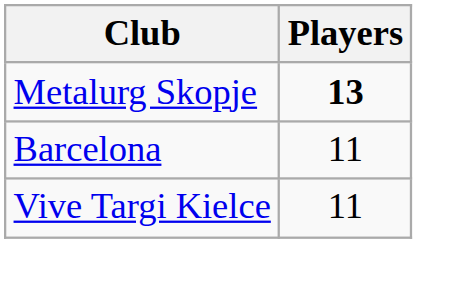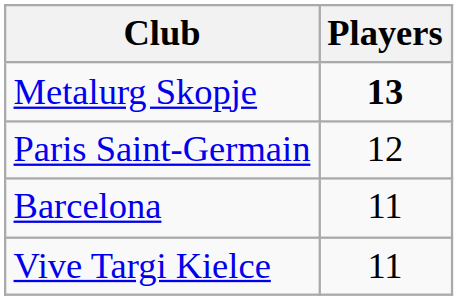+ row: (162, 149)
